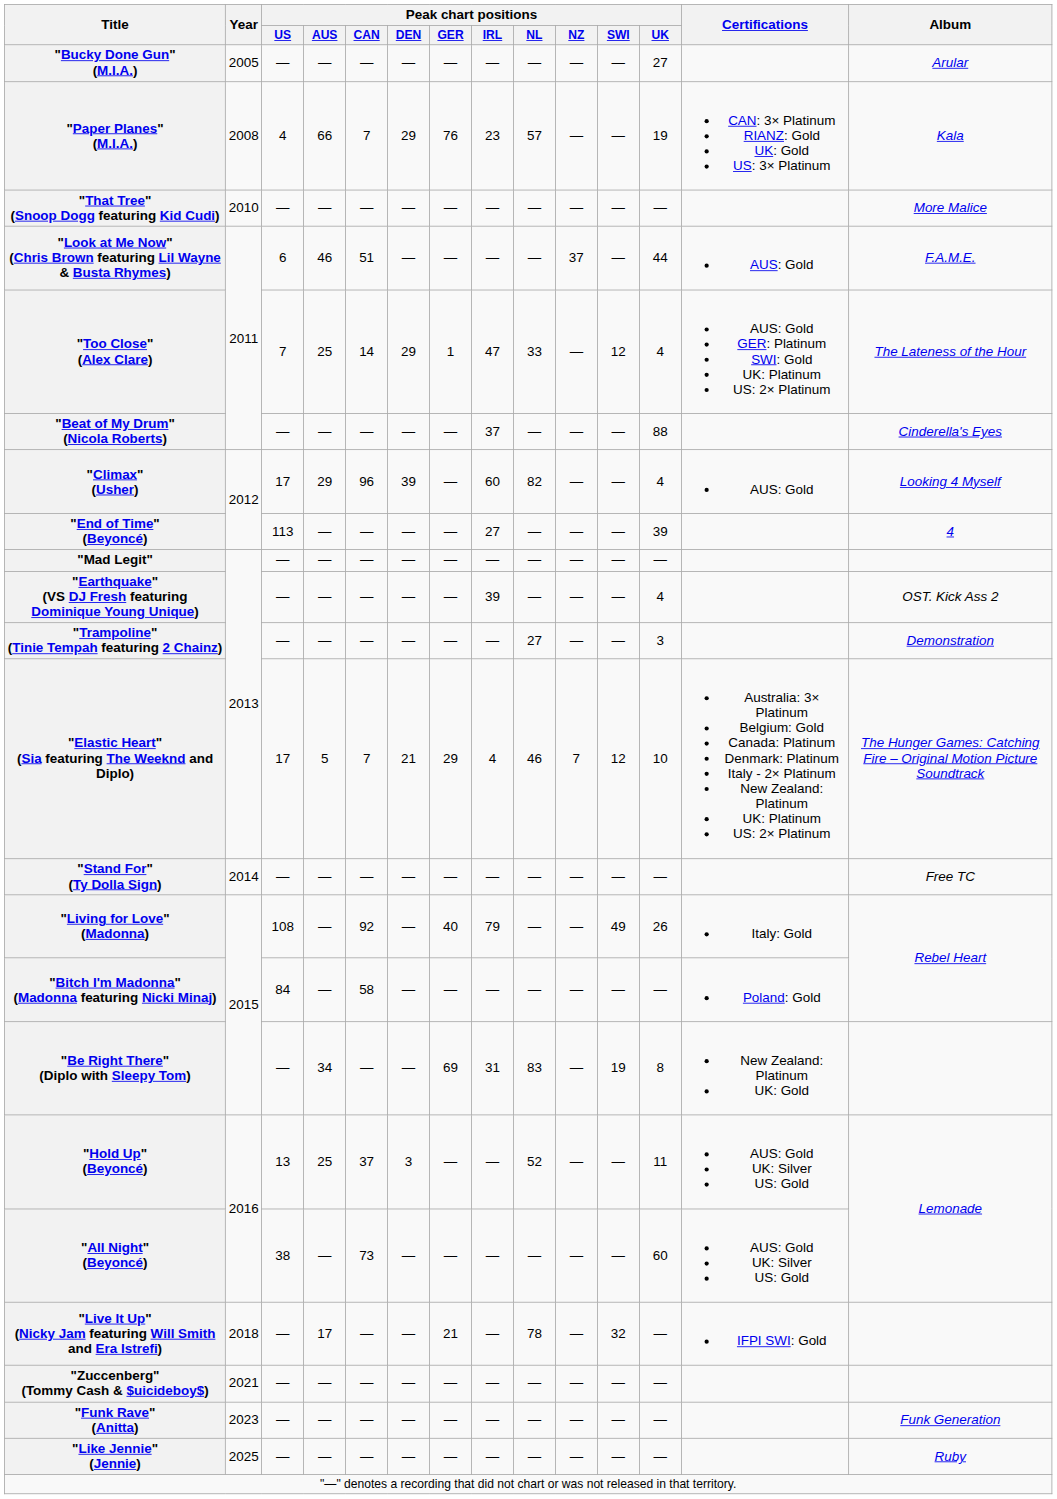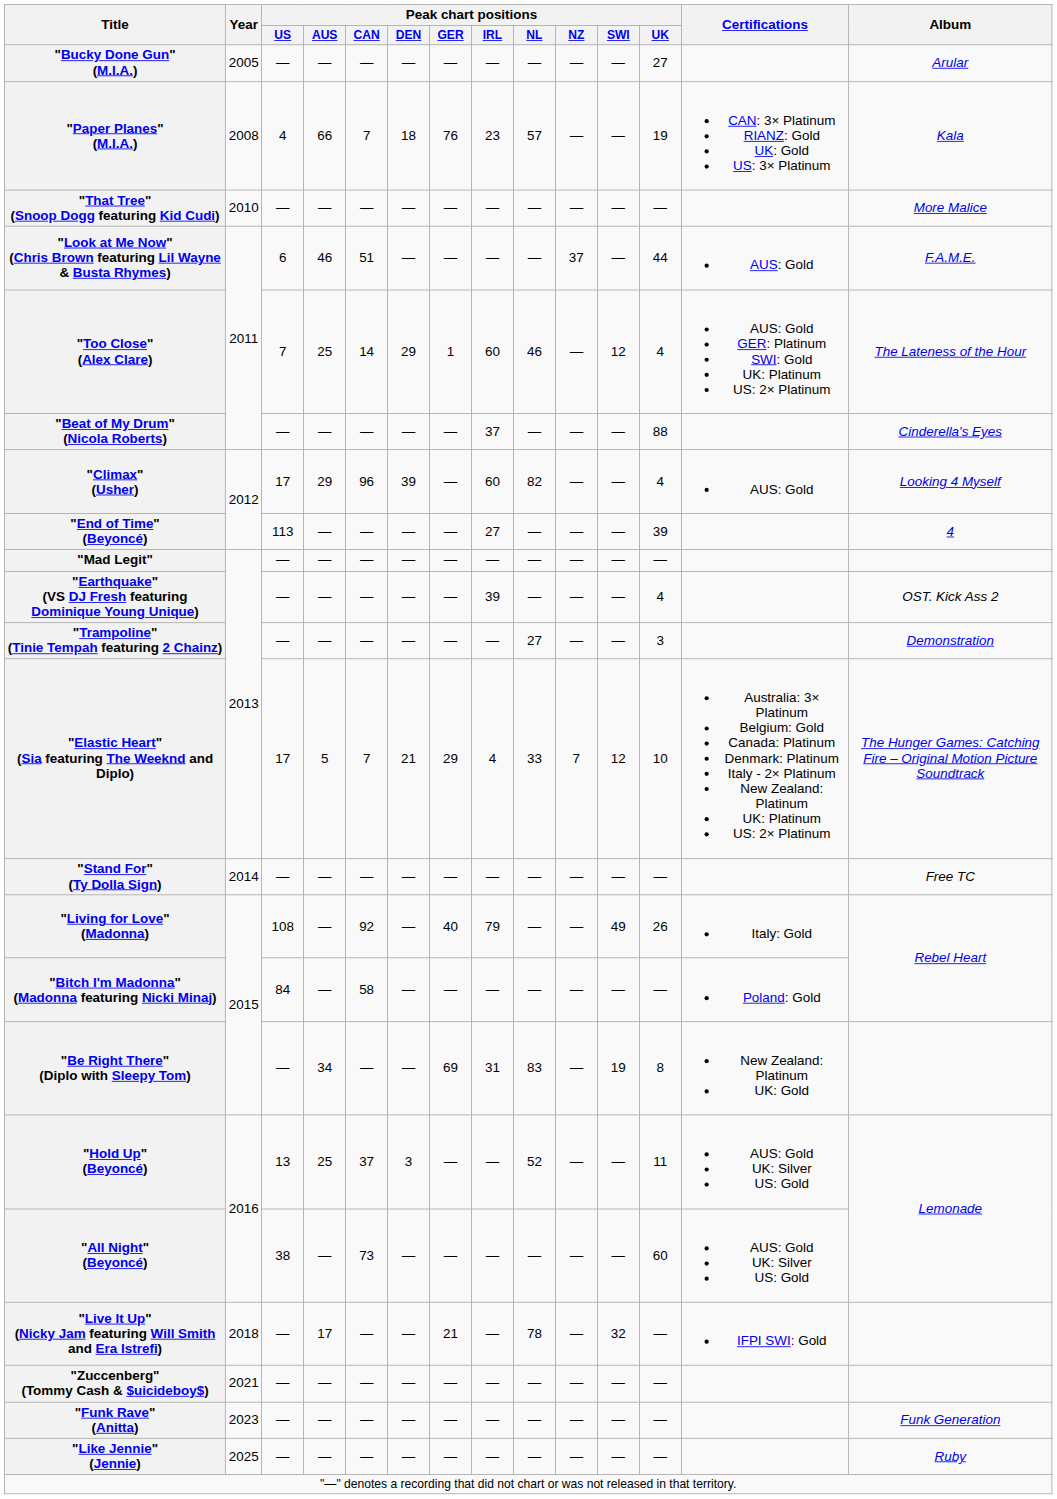(409, 135) 29 -> (409, 135) 18
(492, 351) 47 -> (492, 351) 60
(534, 351) 33 -> (534, 351) 46
(534, 758) 46 -> (534, 758) 33
